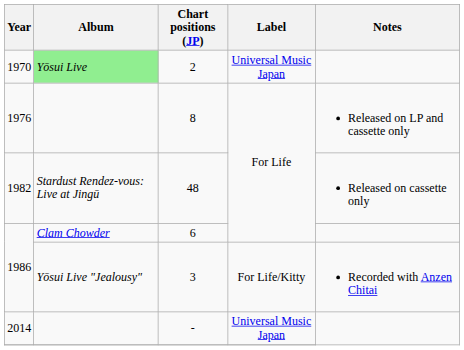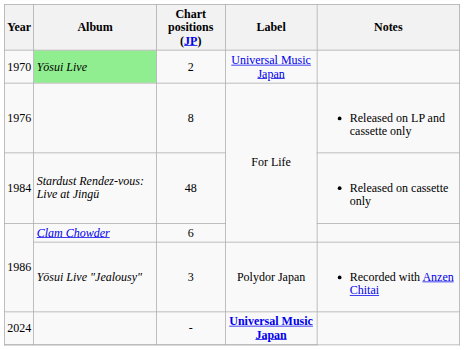(19, 188) 1982 -> (19, 188) 1984
(271, 277) For Life/Kitty -> (271, 277) Polydor Japan
(19, 328) 2014 -> (19, 328) 2024
(271, 328) normal -> (271, 328) bold
